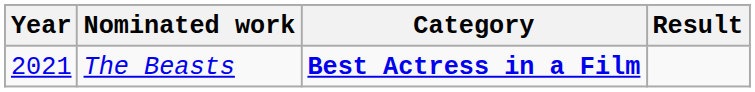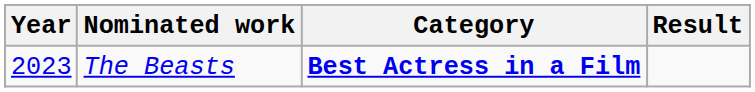(41, 67) 2021 -> (41, 67) 2023
